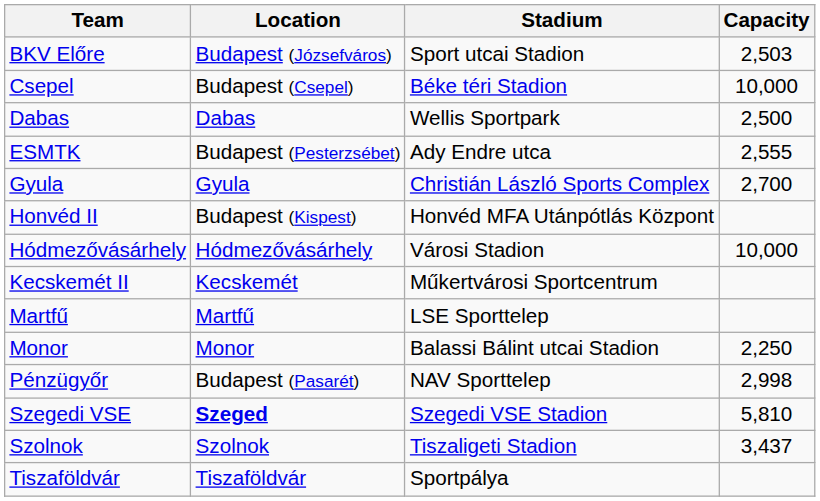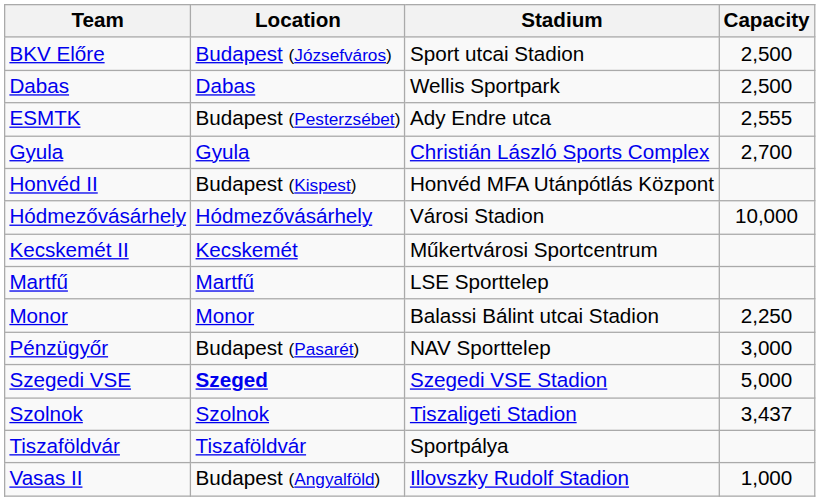(767, 53) 2,503 -> (767, 53) 2,500
- row: (42, 86)
(767, 380) 2,998 -> (767, 348) 3,000
(767, 413) 5,810 -> (767, 380) 5,000
+ row: (46, 479)
